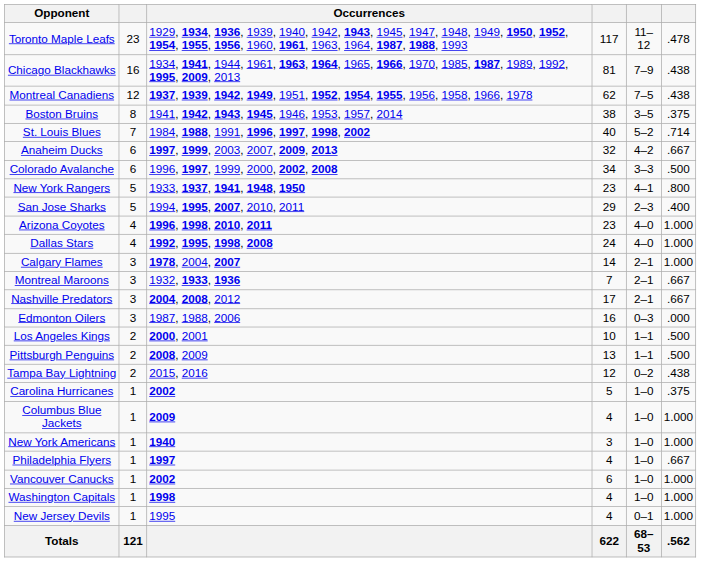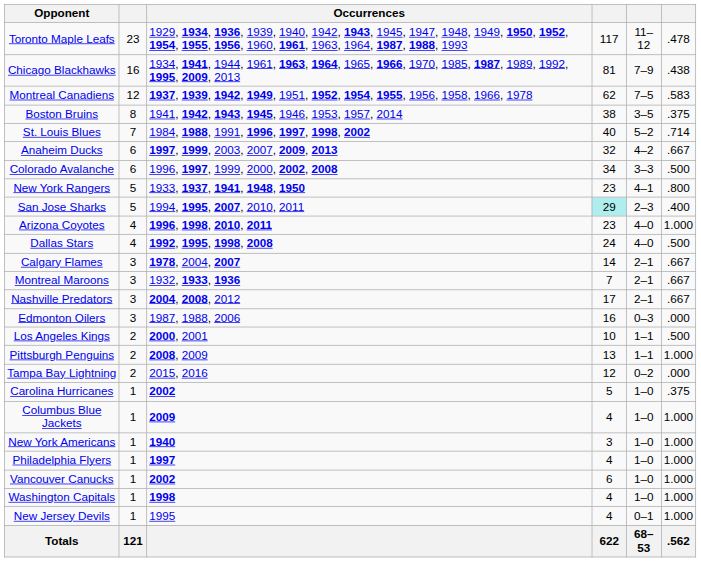(678, 95) .438 -> (678, 95) .583
(609, 206) no background -> (609, 206) paleturquoise background
(678, 243) 1.000 -> (678, 243) .500
(678, 262) 1.000 -> (678, 262) .667
(678, 354) .500 -> (678, 354) 1.000
(678, 373) .438 -> (678, 373) .000
(678, 460) .667 -> (678, 460) 1.000
